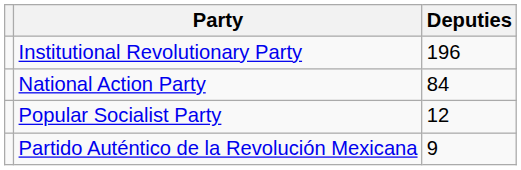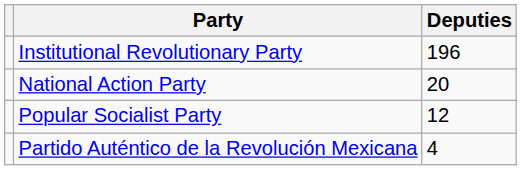(438, 84) 84 -> (438, 84) 20
(432, 148) 9 -> (432, 148) 4
